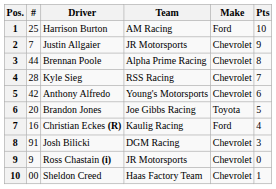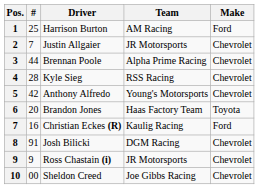- column: (263, 12)
(161, 110) Joe Gibbs Racing -> (164, 110) Haas Factory Team
(164, 175) Haas Factory Team -> (161, 175) Joe Gibbs Racing
